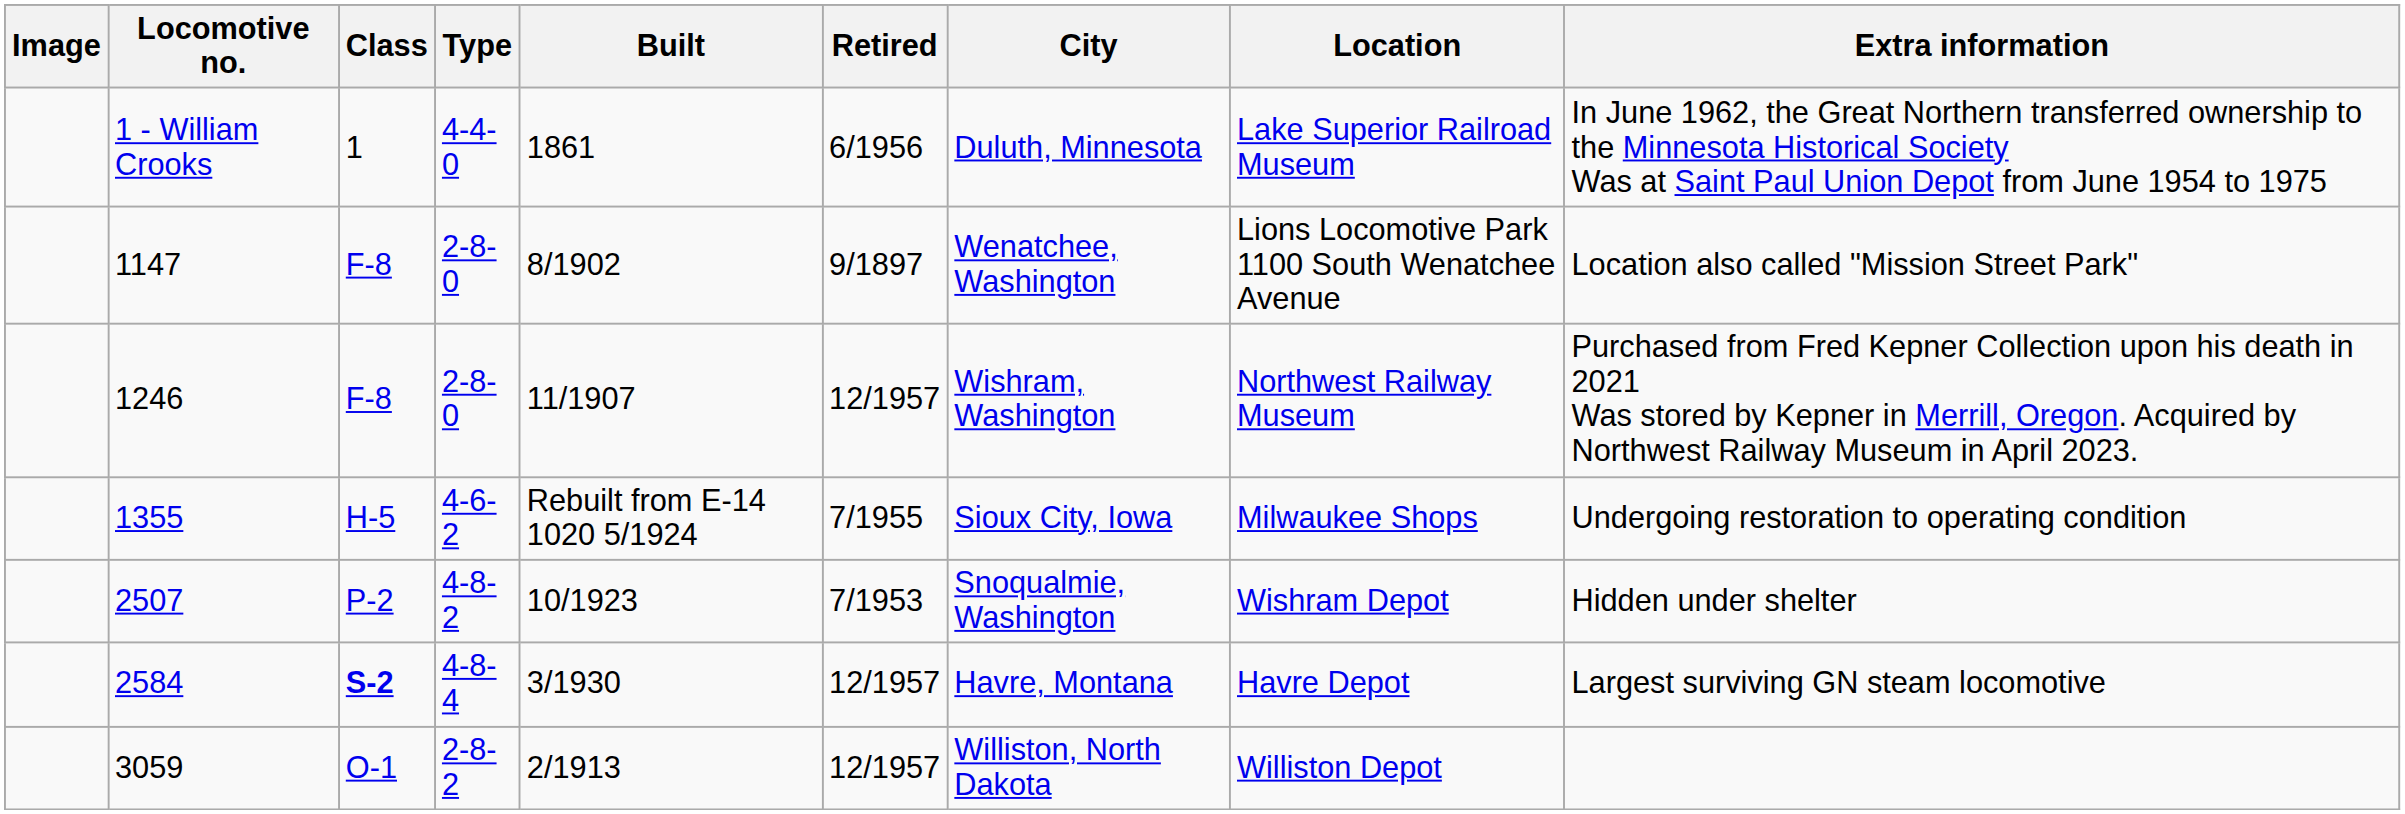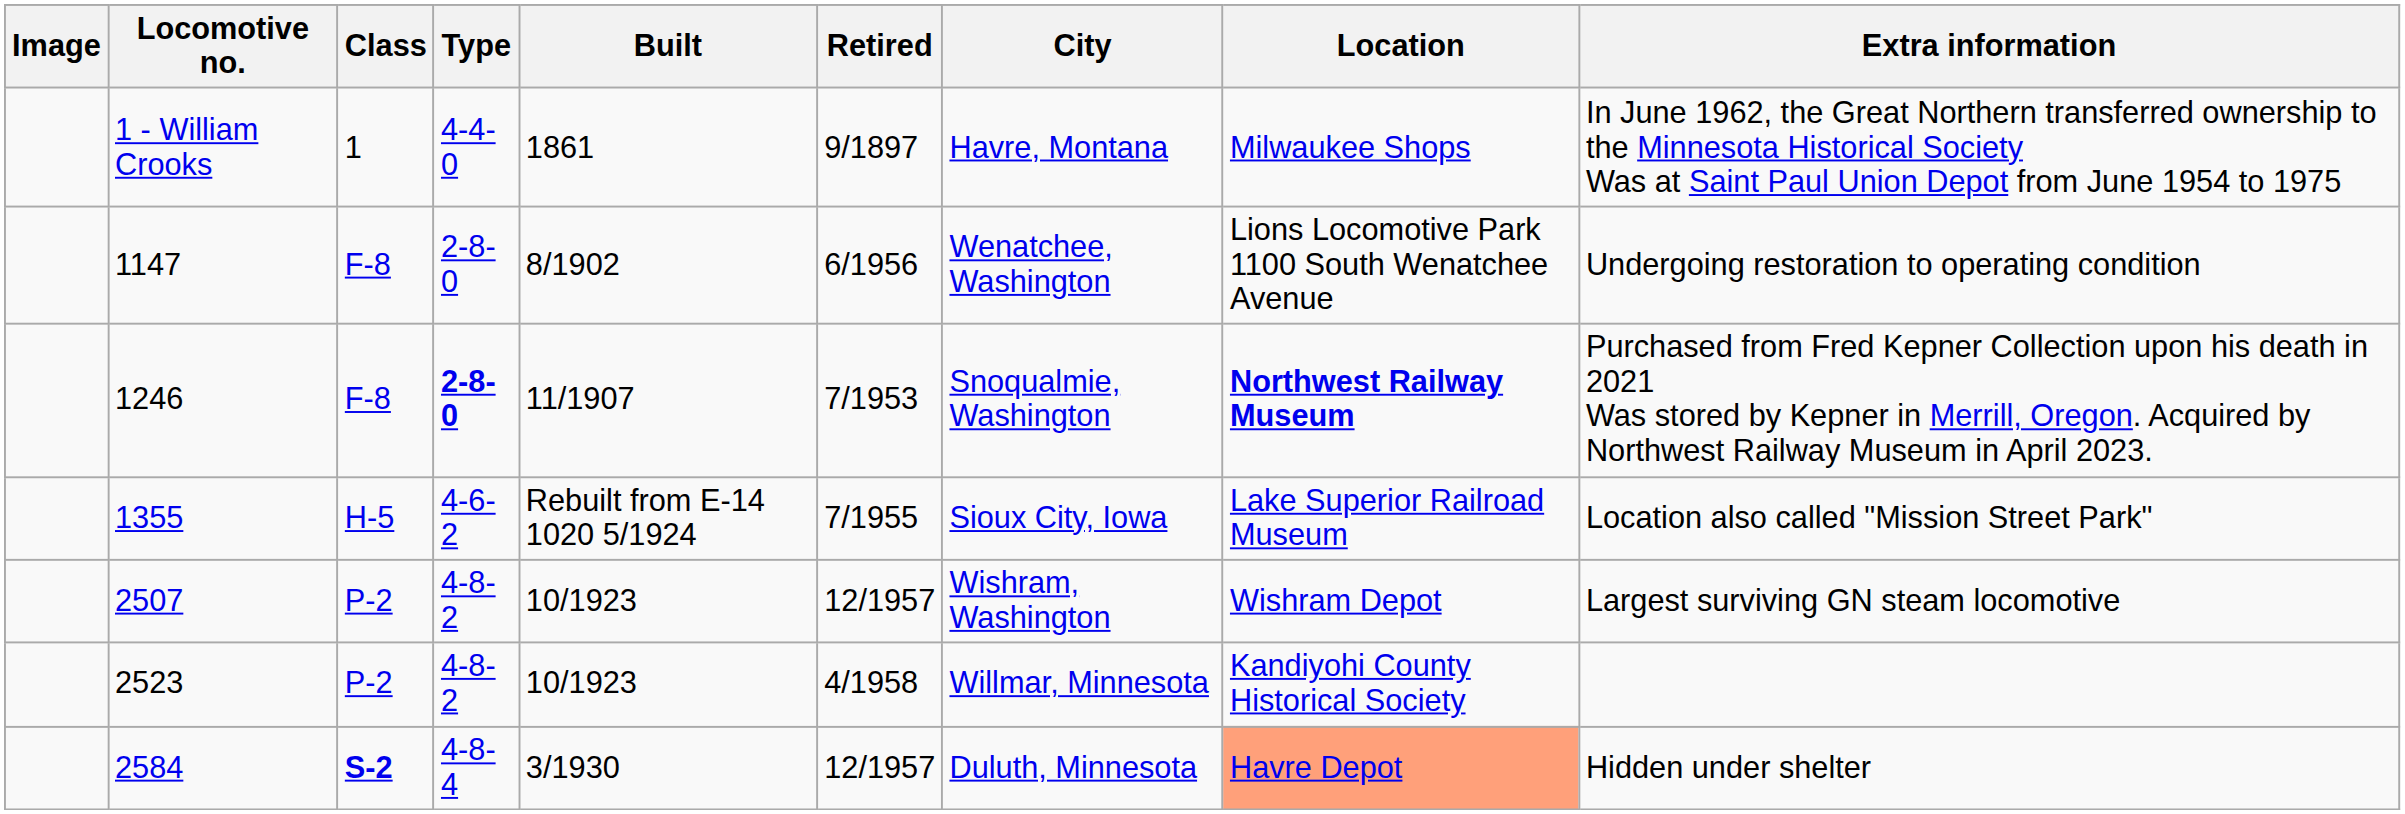(876, 146) 6/1956 -> (871, 146) 9/1897
(1078, 146) Duluth, Minnesota -> (1059, 146) Havre, Montana
(1394, 146) Lake Superior Railroad Museum -> (1350, 146) Milwaukee Shops
(876, 264) 9/1897 -> (871, 264) 6/1956
(1855, 264) Location also called "Mission Street Park" -> (1893, 264) Undergoing restoration to operating condition
(469, 399) normal -> (468, 399) bold
(885, 399) 12/1957 -> (871, 399) 7/1953
(1035, 399) Wishram, Washington -> (1035, 399) Snoqualmie, Washington
(1364, 399) normal -> (1367, 399) bold
(1357, 517) Milwaukee Shops -> (1387, 517) Lake Superior Railroad Museum
(1879, 517) Undergoing restoration to operating condition -> (1869, 517) Location also called "Mission Street Park"
(876, 600) 7/1953 -> (880, 600) 12/1957
(1040, 600) Snoqualmie, Washington -> (1030, 600) Wishram, Washington
(1714, 600) Hidden under shelter -> (1853, 600) Largest surviving GN steam locomotive
+ row: (149, 684)
(1064, 684) Havre, Montana -> (1073, 767) Duluth, Minnesota
(1323, 684) no background -> (1316, 767) lightsalmon background
(1839, 684) Largest surviving GN steam locomotive -> (1729, 767) Hidden under shelter
- row: (149, 767)
